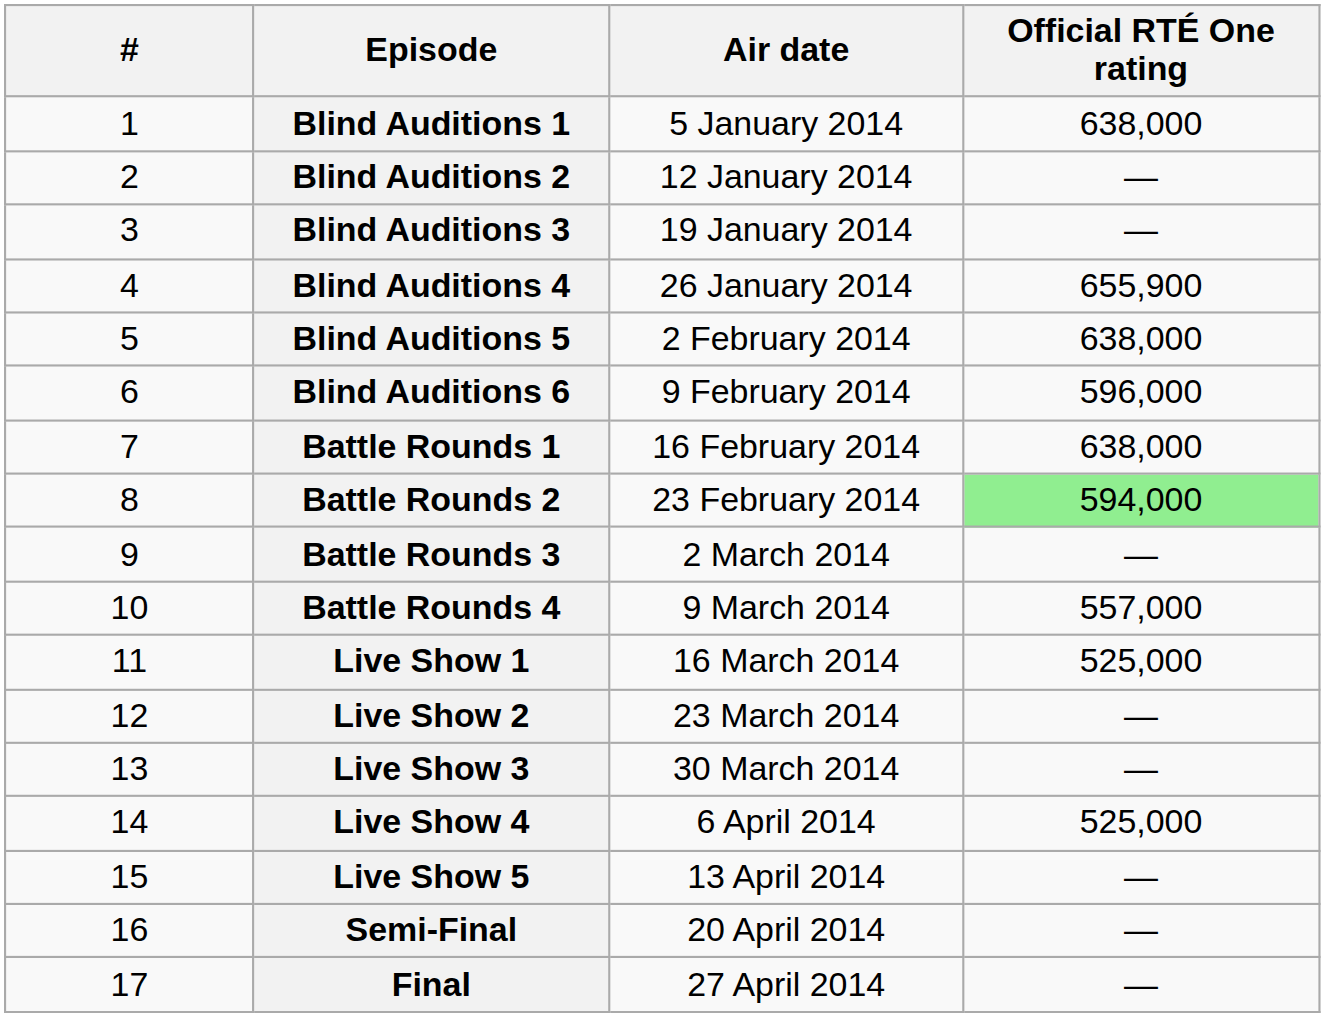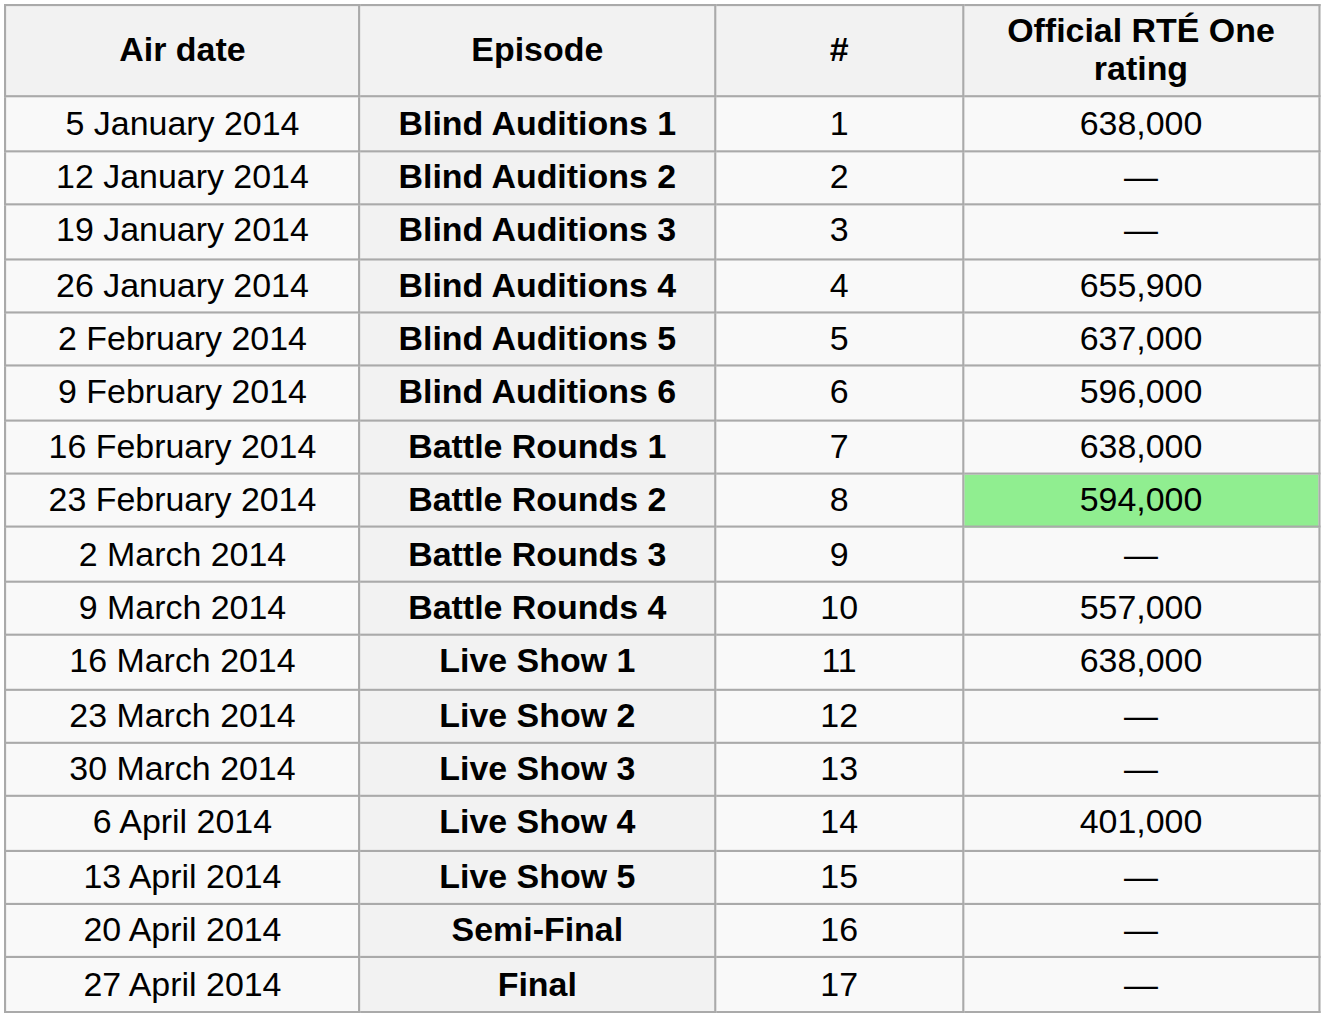columns swapped: (129, 50) <-> (786, 50)
(1141, 338) 638,000 -> (1141, 338) 637,000
(1141, 661) 525,000 -> (1141, 661) 638,000
(1141, 822) 525,000 -> (1141, 822) 401,000
